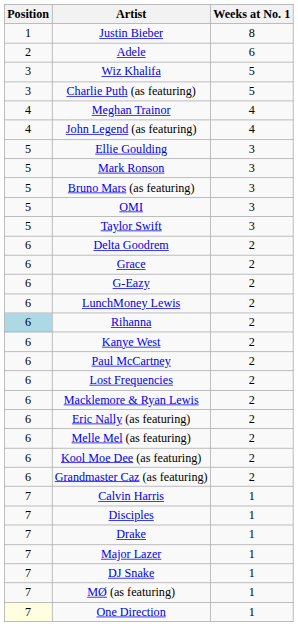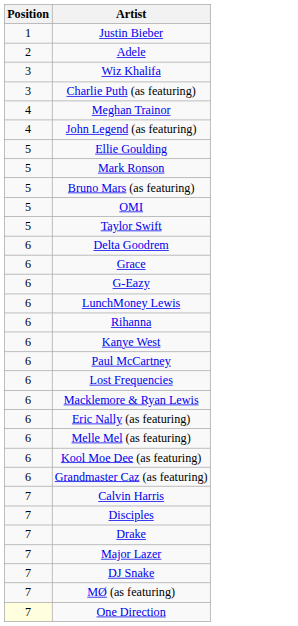- column: (252, 14)
(28, 322) lightblue background -> (28, 322) no background
